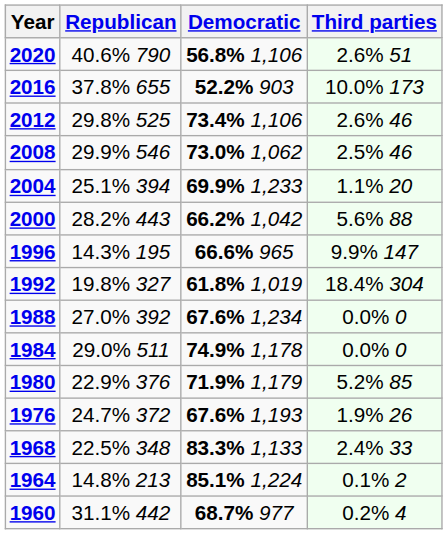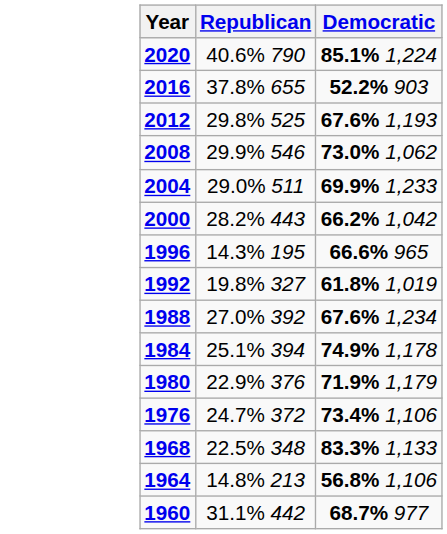- column: (374, 22)
(244, 54) 56.8% 1,106 -> (379, 54) 85.1% 1,224
(244, 120) 73.4% 1,106 -> (379, 120) 67.6% 1,193
(121, 185) 25.1% 394 -> (256, 185) 29.0% 511
(121, 349) 29.0% 511 -> (256, 349) 25.1% 394
(244, 414) 67.6% 1,193 -> (379, 414) 73.4% 1,106
(244, 480) 85.1% 1,224 -> (379, 480) 56.8% 1,106
